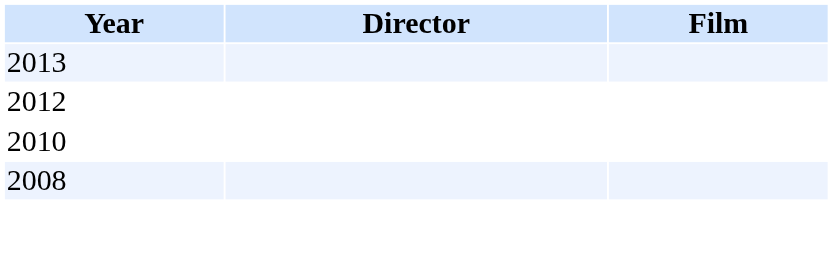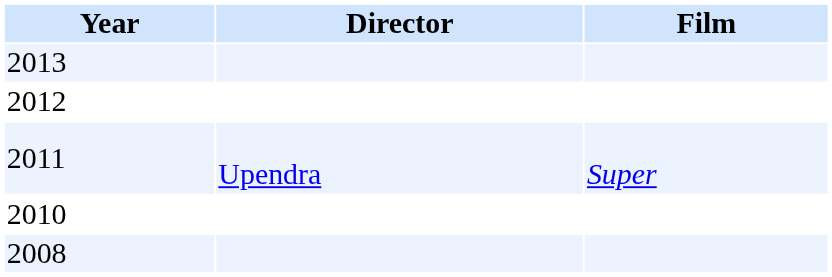+ row: (36, 157)
